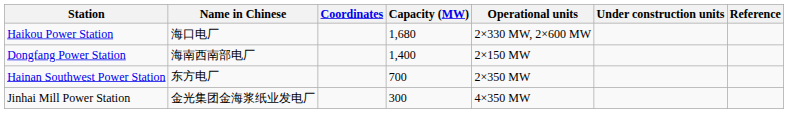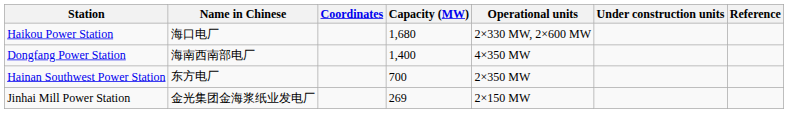(502, 55) 2×150 MW -> (502, 55) 4×350 MW
(398, 98) 300 -> (398, 98) 269
(502, 98) 4×350 MW -> (502, 98) 2×150 MW
